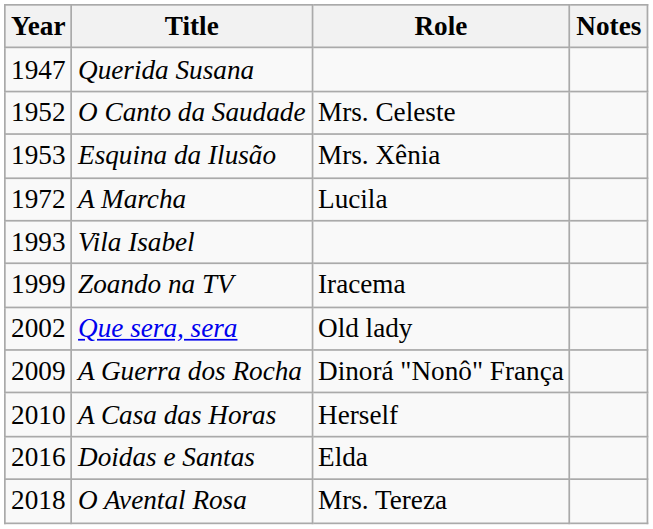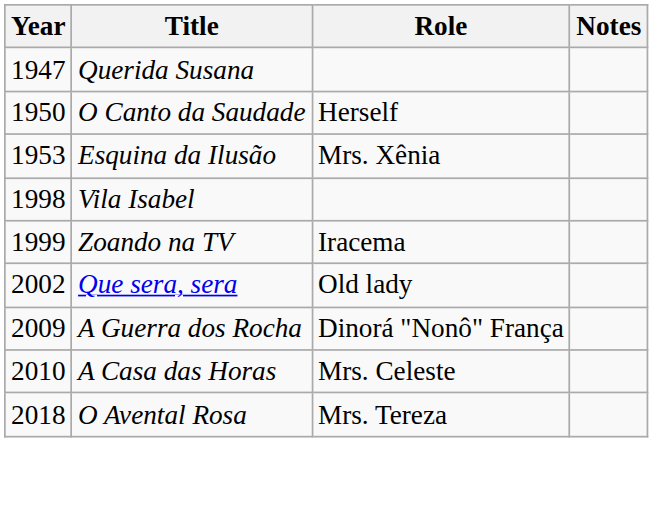(38, 112) 1952 -> (38, 112) 1950
(387, 112) Mrs. Celeste -> (358, 112) Herself
- row: (132, 198)
(38, 241) 1993 -> (38, 198) 1998
(358, 414) Herself -> (387, 371) Mrs. Celeste
- row: (166, 457)
